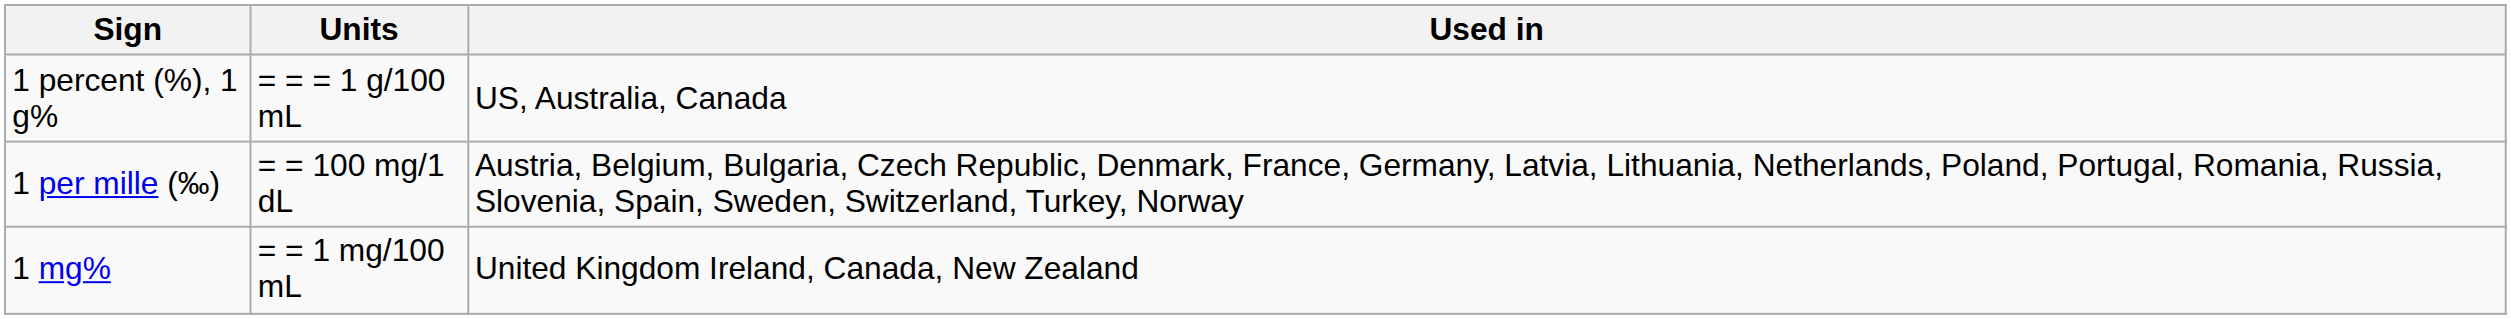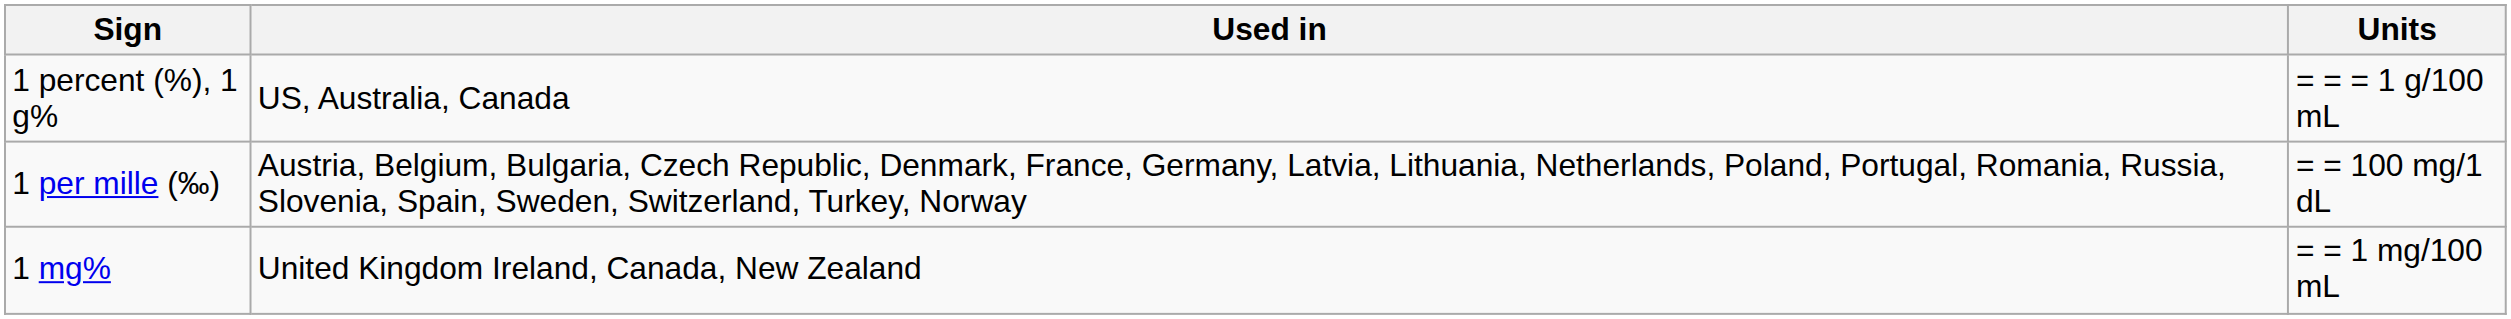columns swapped: (359, 29) <-> (1487, 29)
